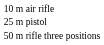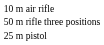rows swapped: (25, 22) <-> (52, 35)
